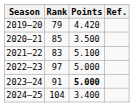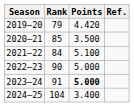(57, 53) 83 -> (57, 53) 84
(57, 67) 97 -> (57, 67) 90
